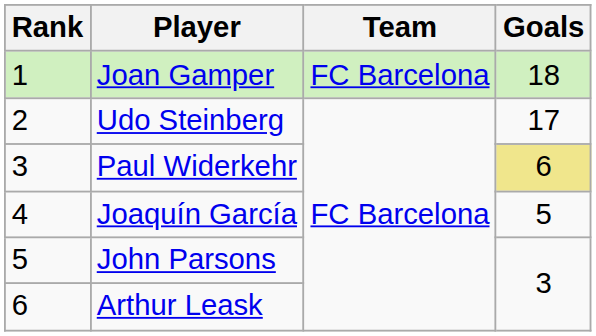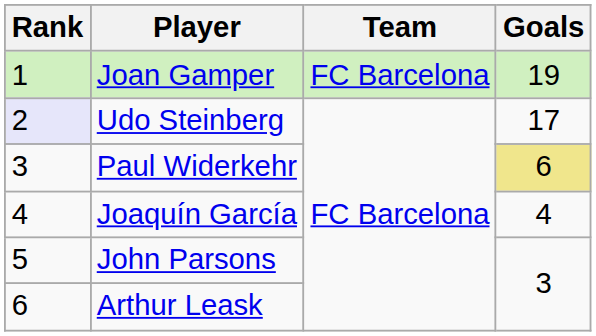(544, 74) 18 -> (544, 74) 19
(20, 120) no background -> (20, 120) lavender background
(544, 213) 5 -> (544, 213) 4
